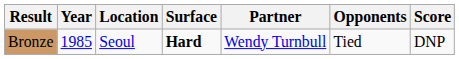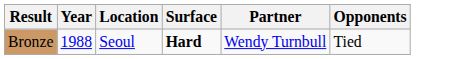- column: (433, 16)
(76, 41) 1985 -> (76, 41) 1988
